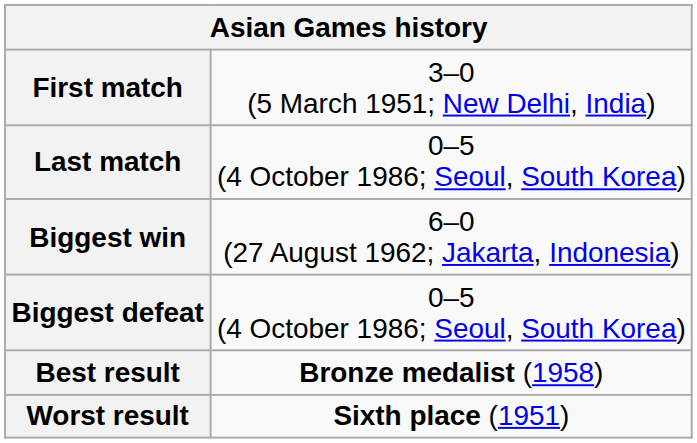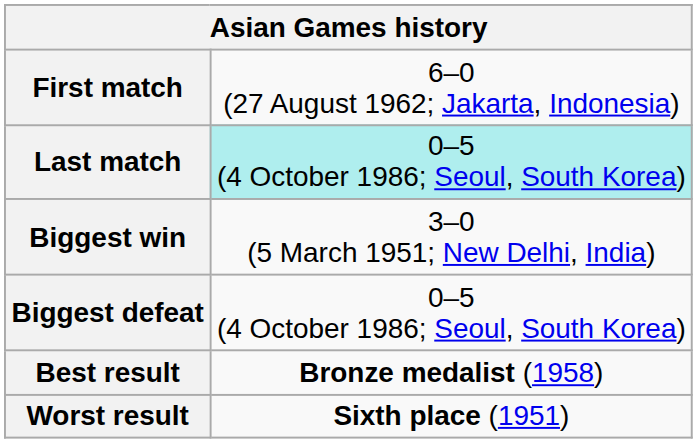(451, 87) 3–0 (5 March 1951; New Delhi, India) -> (451, 87) 6–0 (27 August 1962; Jakarta, Indonesia)
(451, 162) no background -> (451, 162) paleturquoise background
(451, 237) 6–0 (27 August 1962; Jakarta, Indonesia) -> (451, 237) 3–0 (5 March 1951; New Delhi, India)
